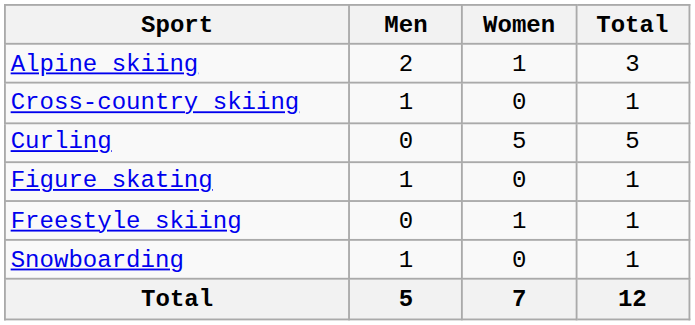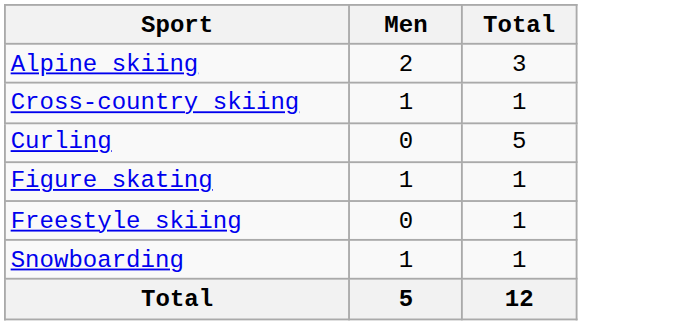- column: (519, 25)
